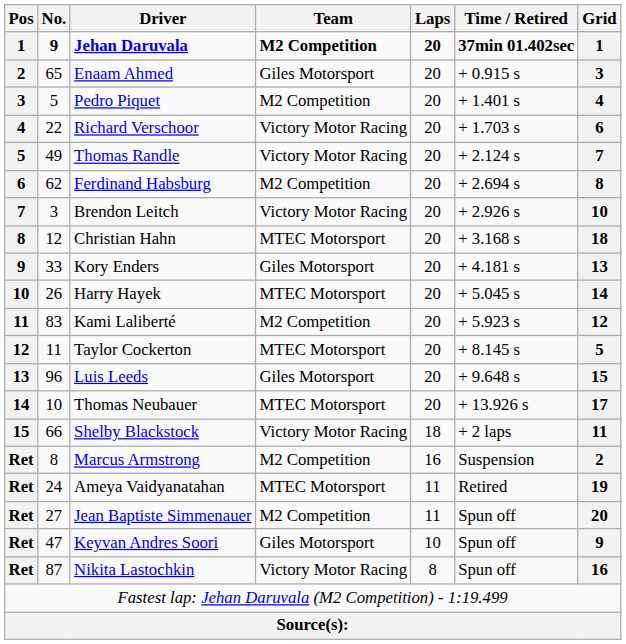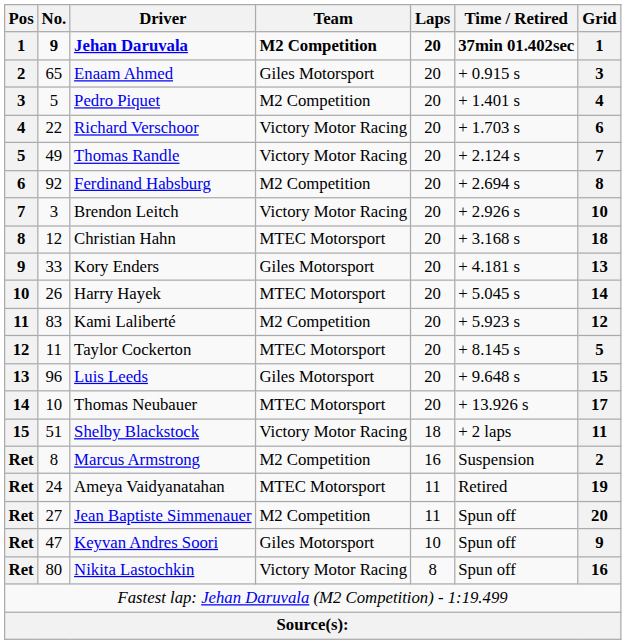(54, 183) 62 -> (54, 183) 92
(54, 431) 66 -> (54, 431) 51
(54, 569) 87 -> (54, 569) 80
